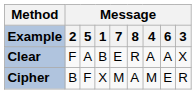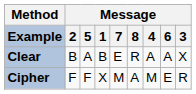(72, 57) F -> (73, 57) B
(73, 78) B -> (72, 78) F
